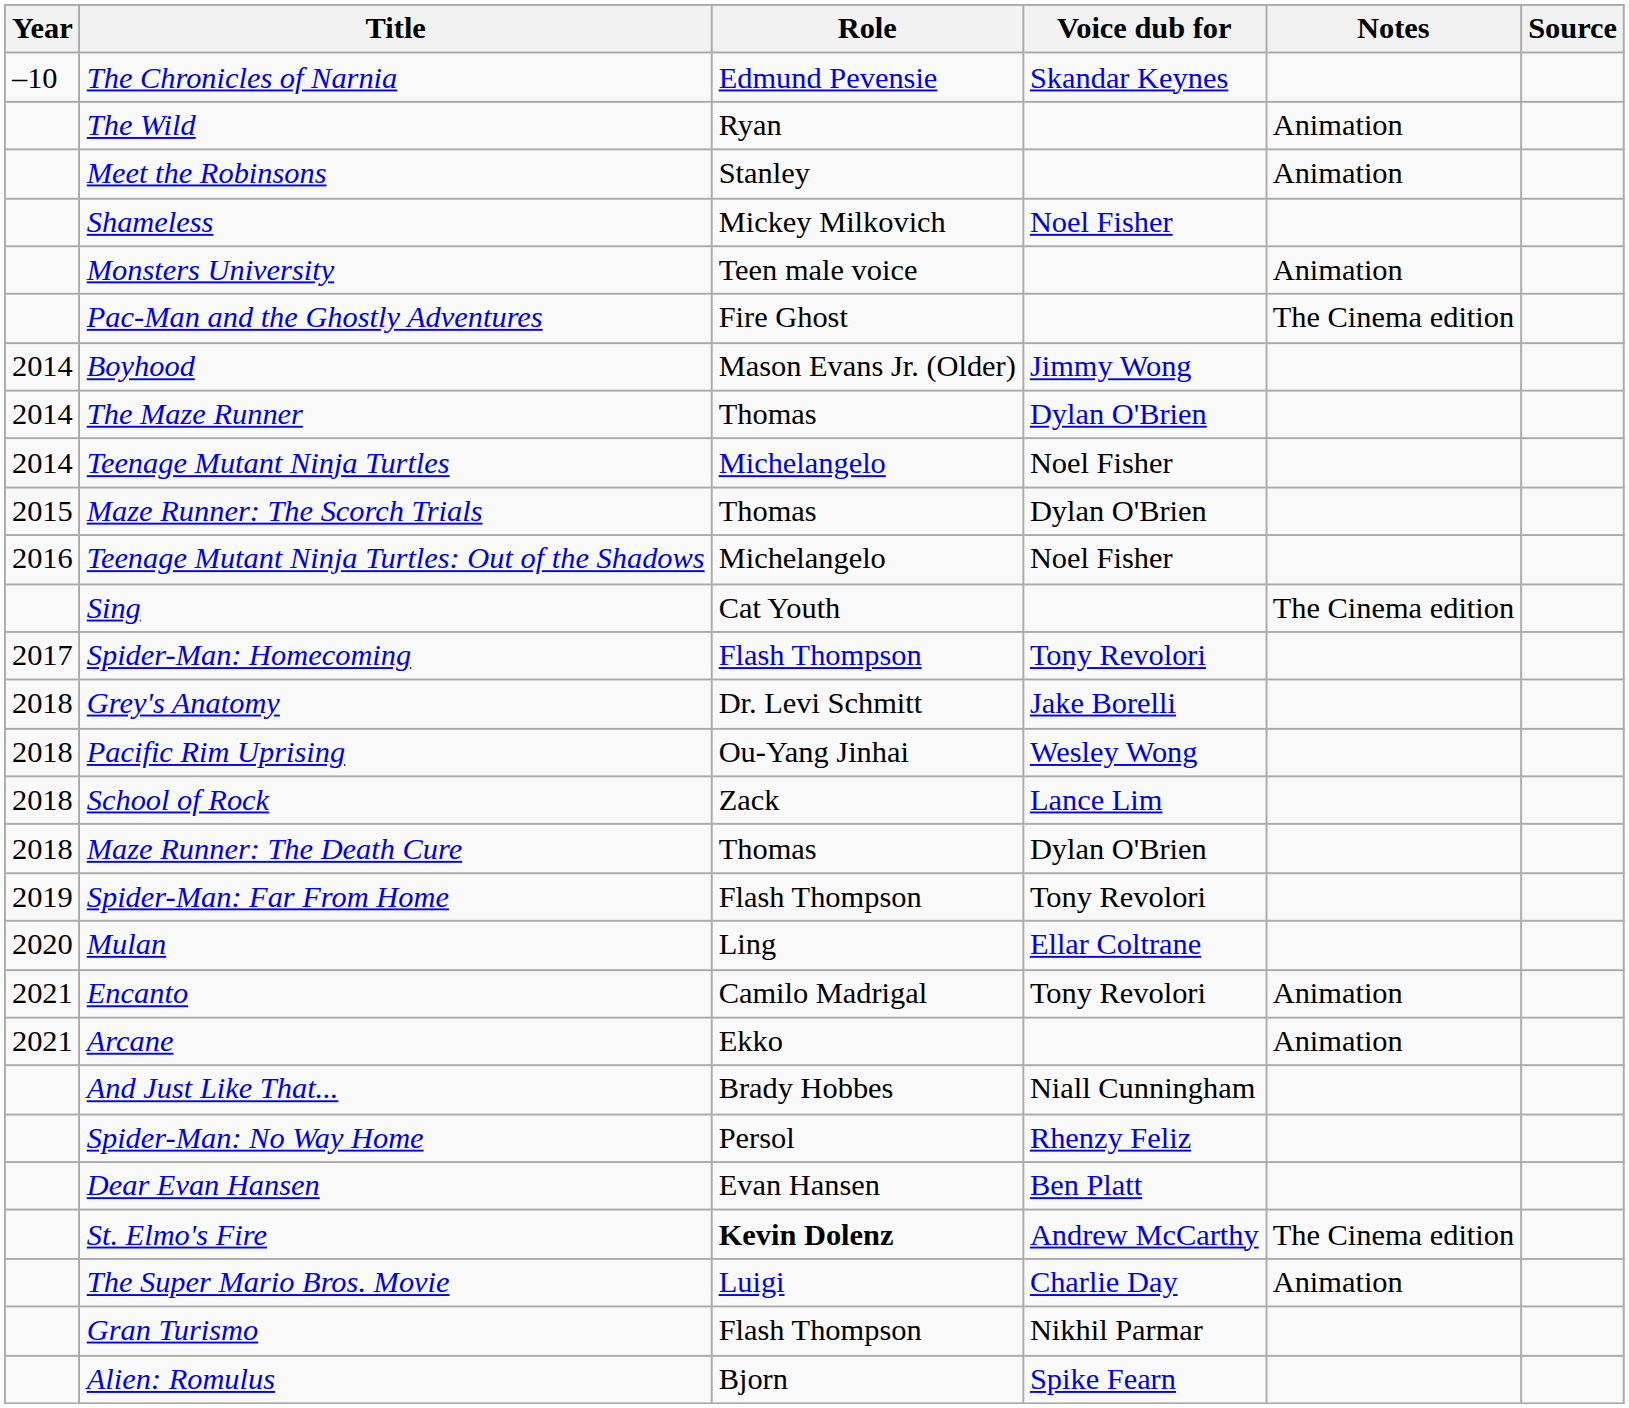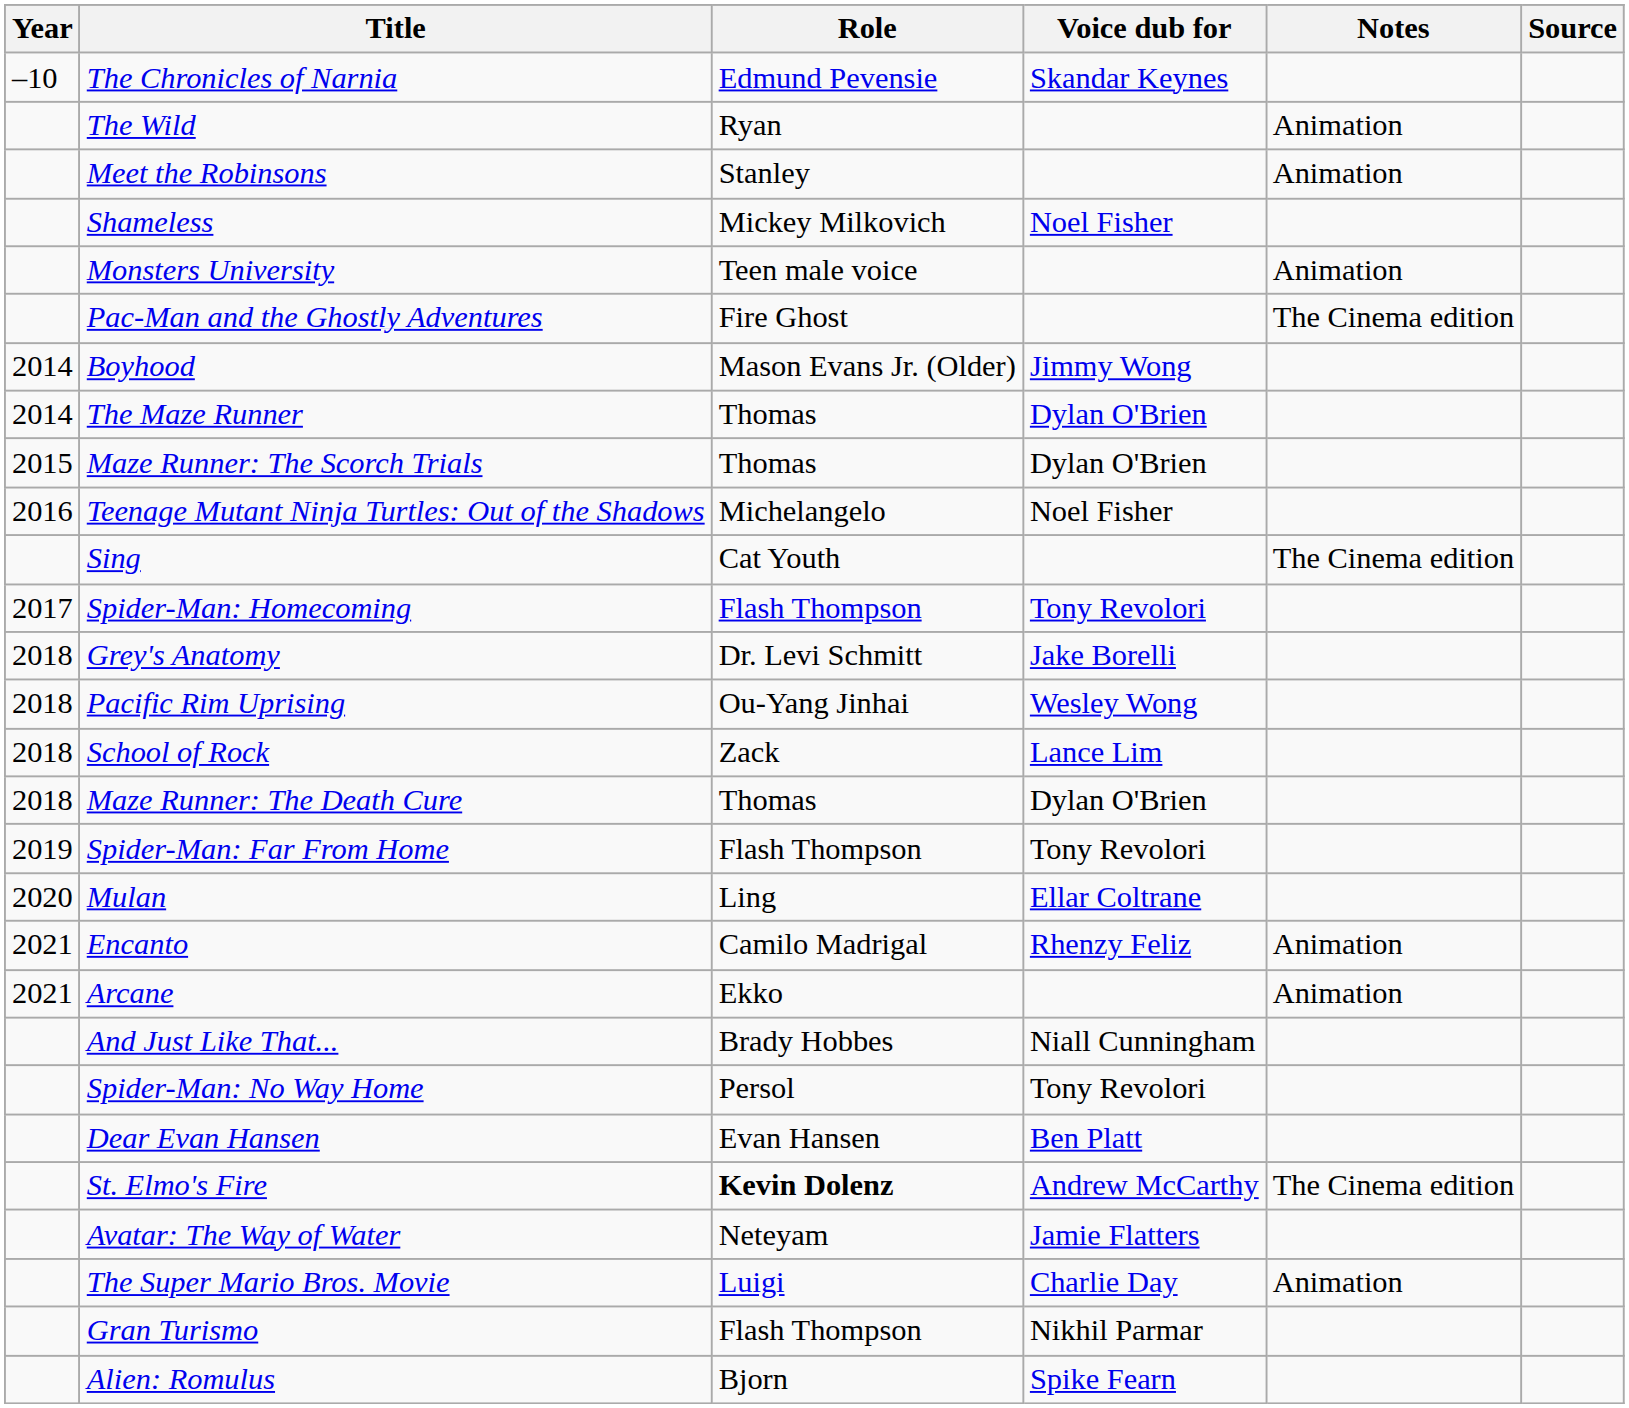- row: (268, 462)
(1118, 992) Tony Revolori -> (1111, 944) Rhenzy Feliz
(1111, 1137) Rhenzy Feliz -> (1118, 1089) Tony Revolori
+ row: (244, 1233)
